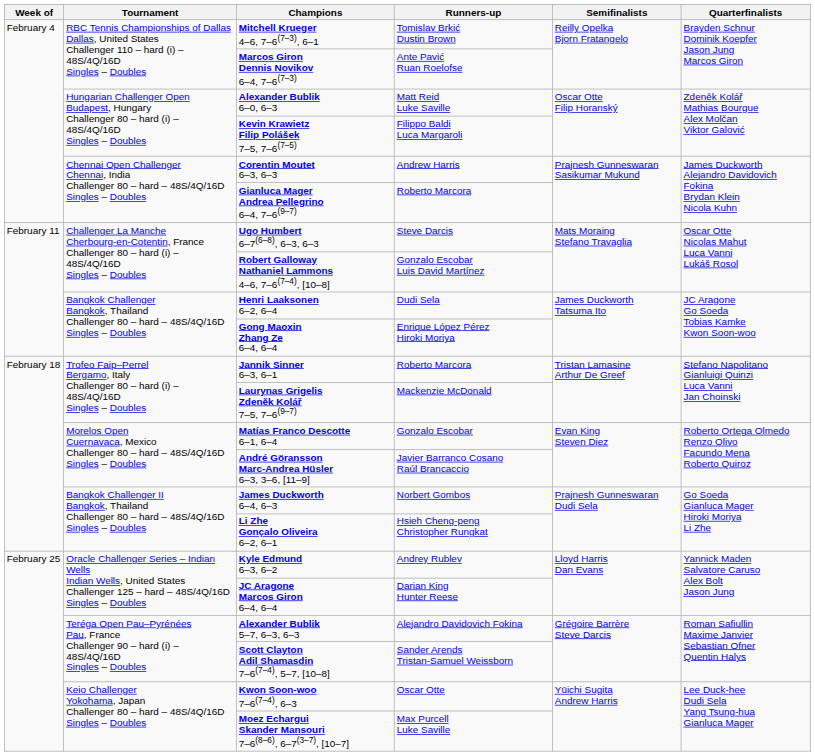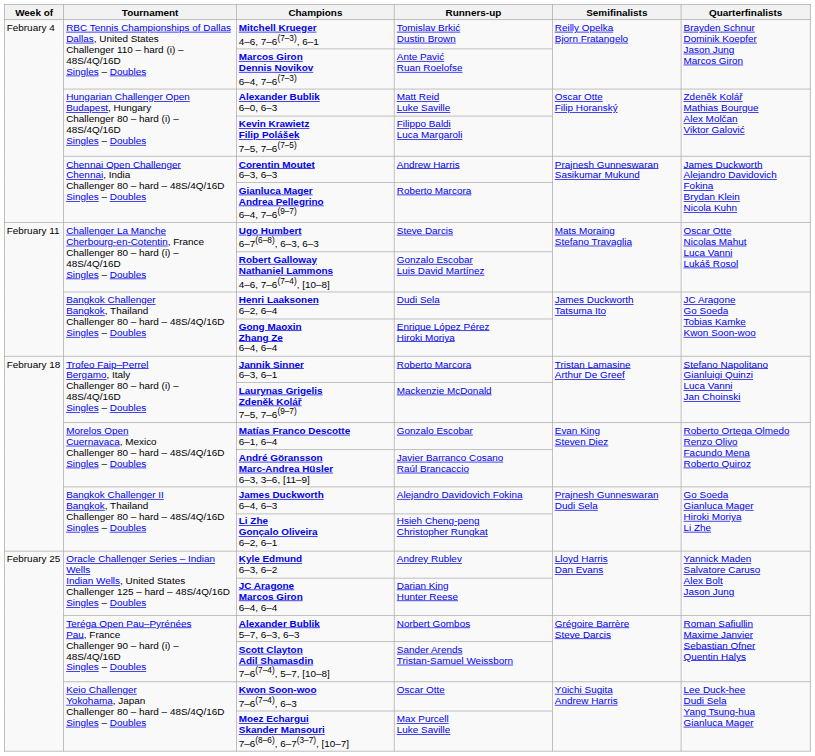(433, 495) Norbert Gombos -> (460, 495) Alejandro Davidovich Fokina
(460, 623) Alejandro Davidovich Fokina -> (433, 623) Norbert Gombos
